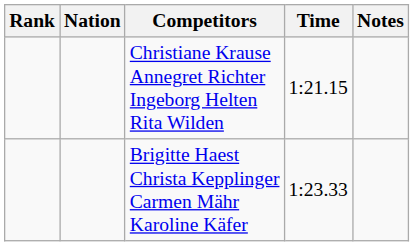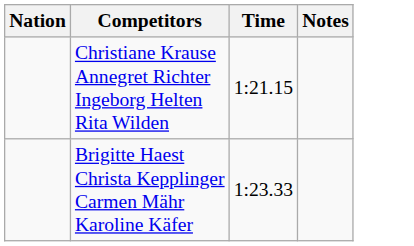- column: (32, 20)
